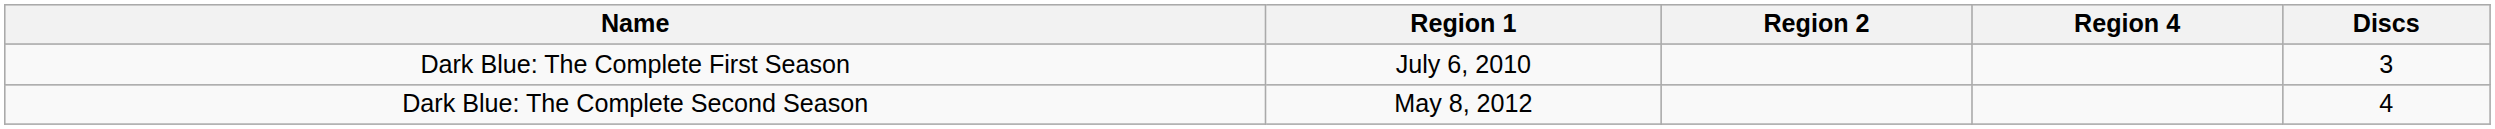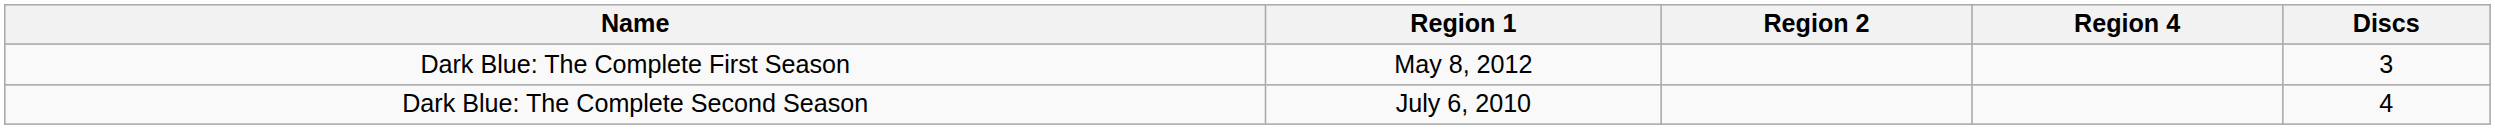(1463, 64) July 6, 2010 -> (1463, 64) May 8, 2012
(1463, 104) May 8, 2012 -> (1463, 104) July 6, 2010
